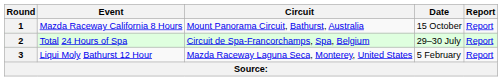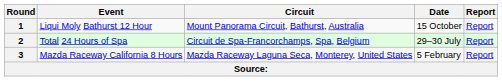(111, 25) Mazda Raceway California 8 Hours -> (96, 25) Liqui Moly Bathurst 12 Hour
(96, 54) Liqui Moly Bathurst 12 Hour -> (111, 54) Mazda Raceway California 8 Hours
